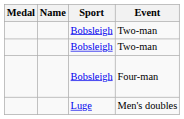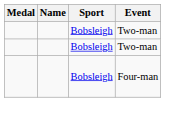- row: (81, 106)
